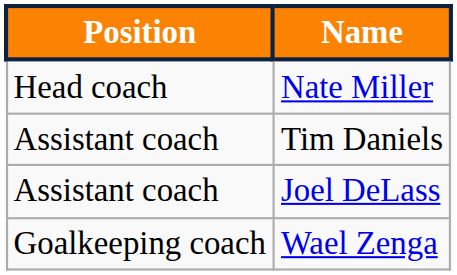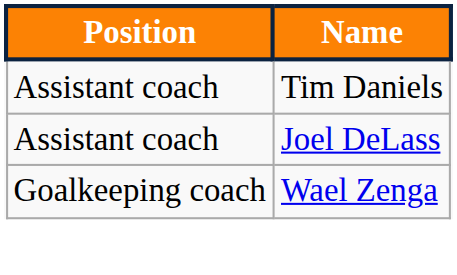- row: (357, 86)
